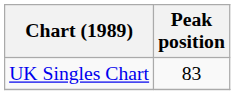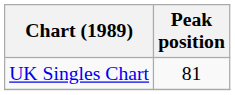(192, 73) 83 -> (192, 73) 81
